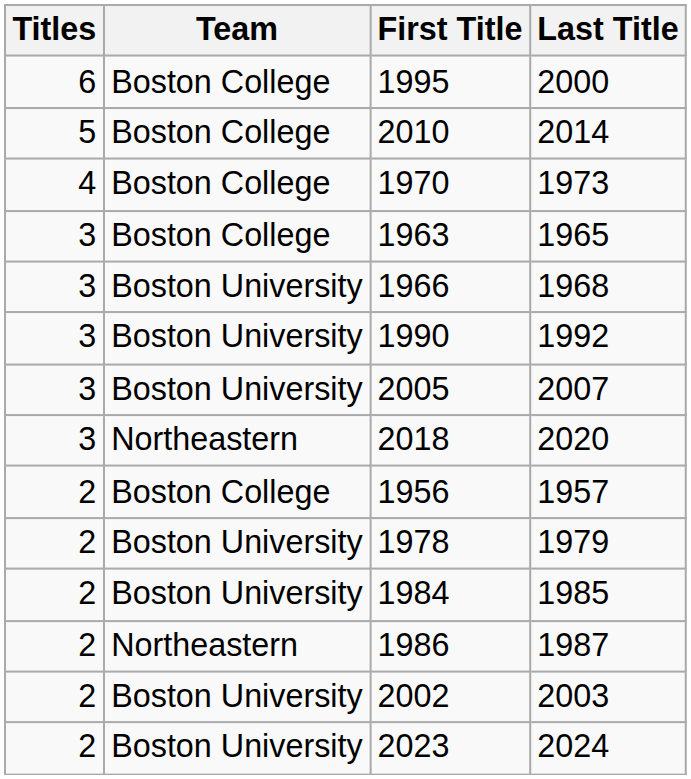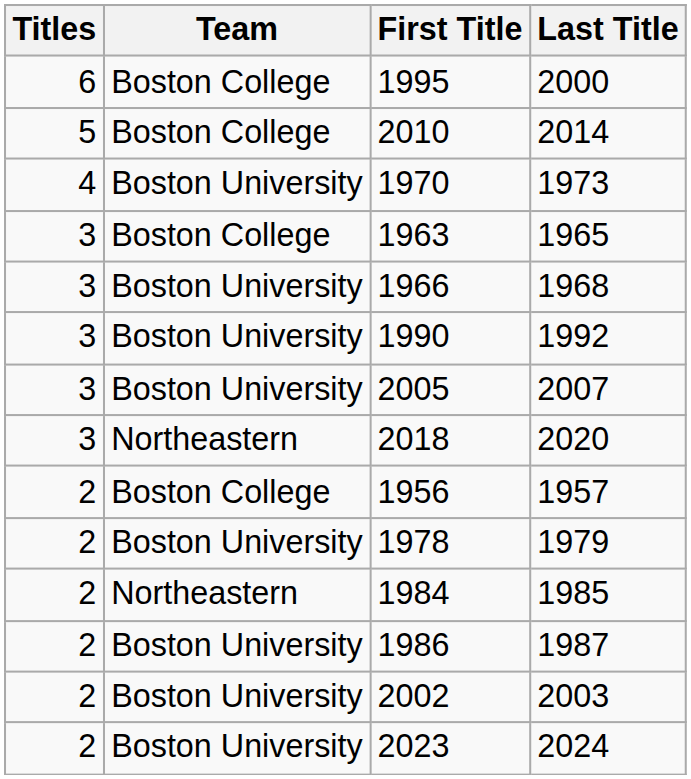(221, 183) Boston College -> (237, 183) Boston University
(237, 593) Boston University -> (205, 593) Northeastern
(205, 645) Northeastern -> (237, 645) Boston University
